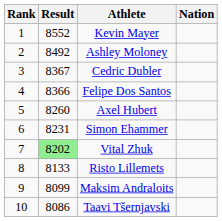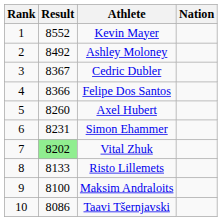(58, 187) 8099 -> (58, 187) 8100
